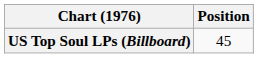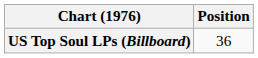(224, 40) 45 -> (224, 40) 36
